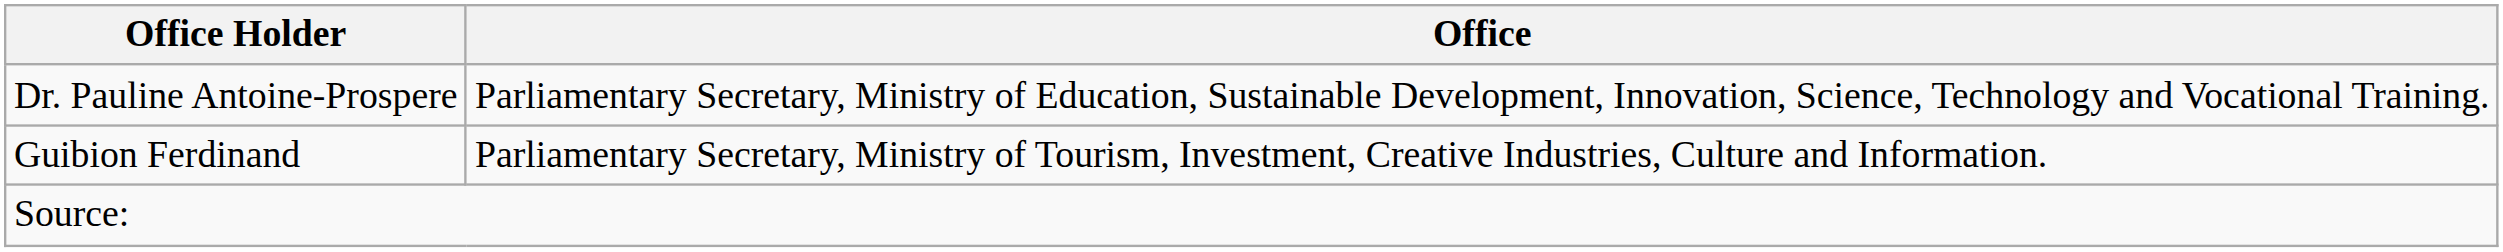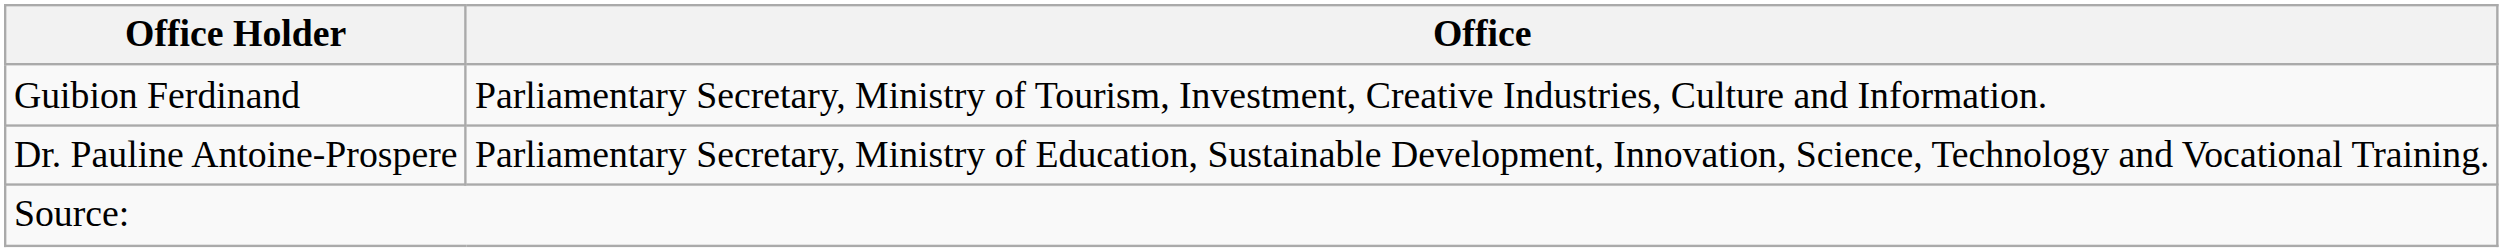rows swapped: (236, 94) <-> (157, 154)
